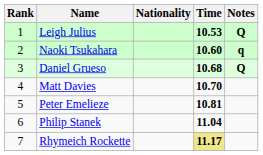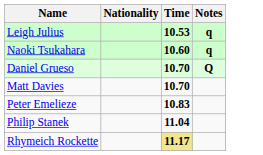- column: (20, 13)
(241, 31) Q -> (209, 31) q
(209, 68) 10.68 -> (177, 68) 10.70
(209, 104) 10.81 -> (177, 104) 10.83
